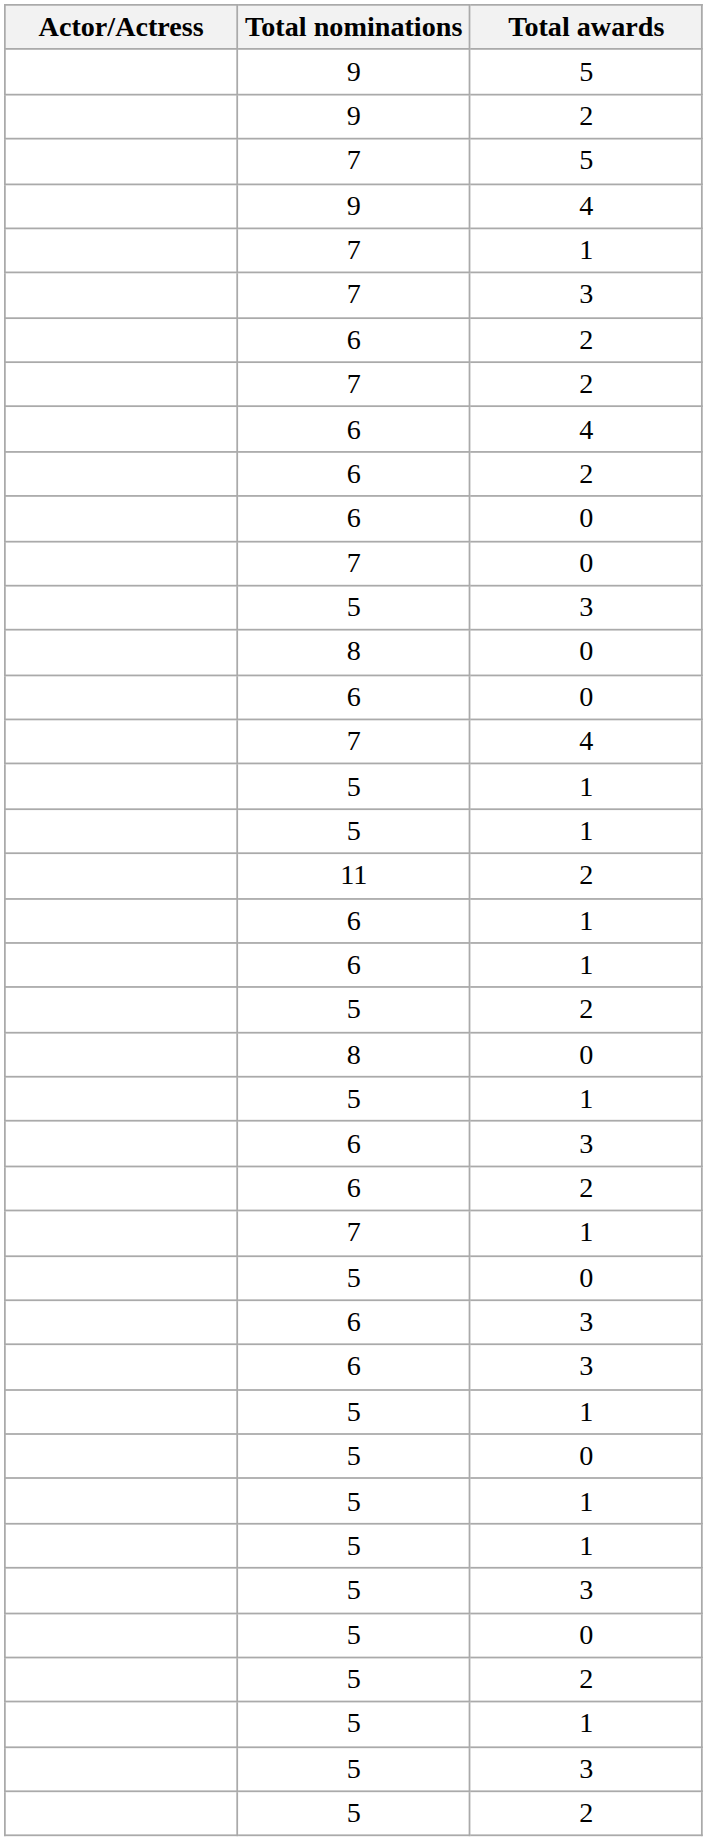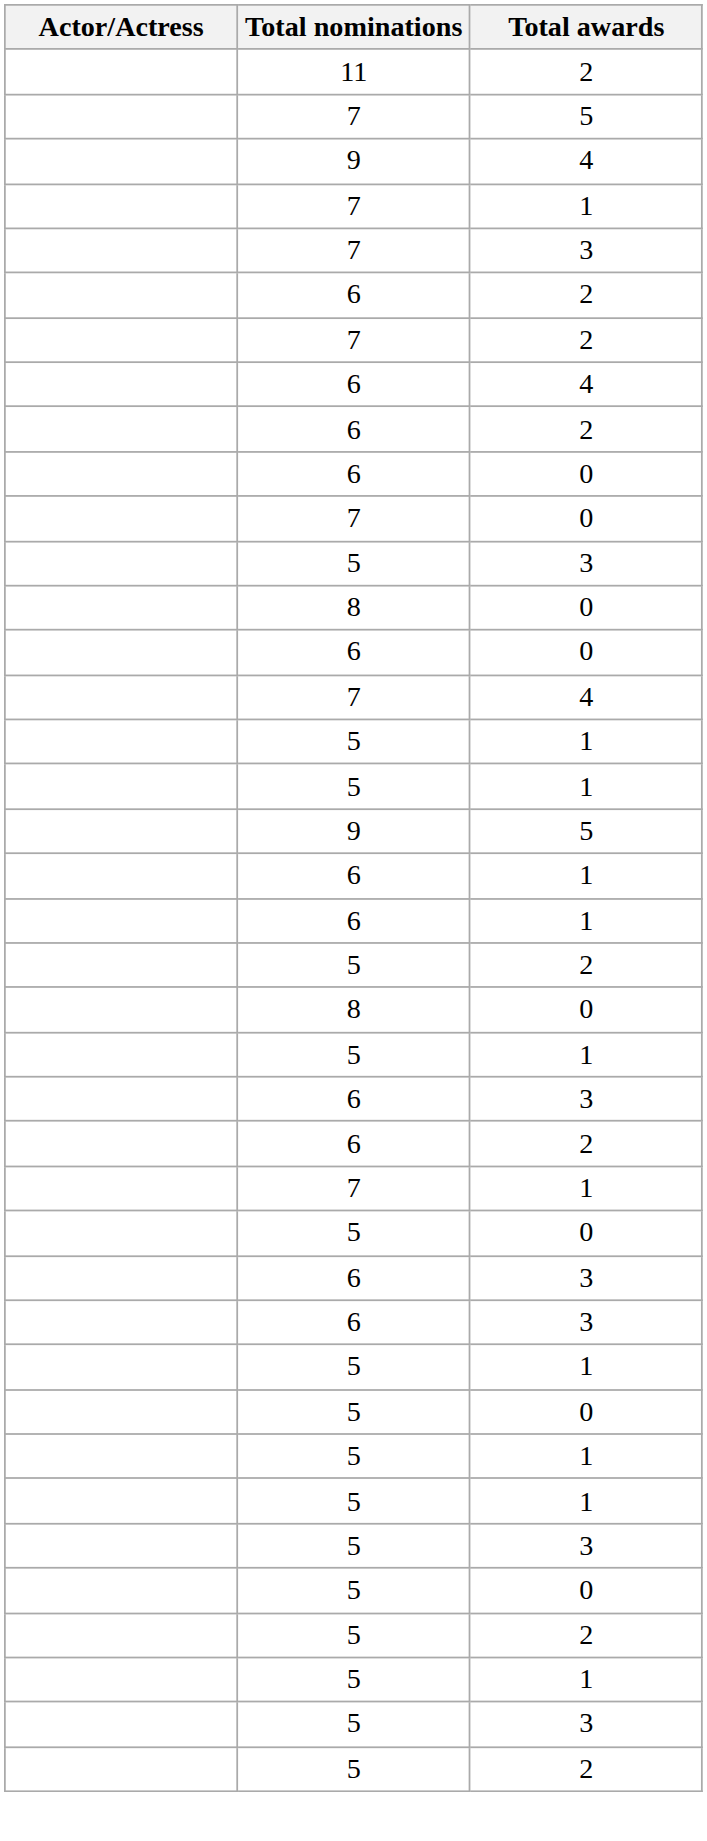rows swapped: (354, 71) <-> (354, 875)
- row: (354, 116)
